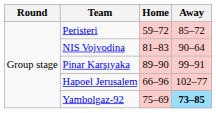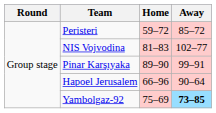(192, 47) 90–64 -> (192, 47) 102–77
(192, 82) 102–77 -> (192, 82) 90–64
